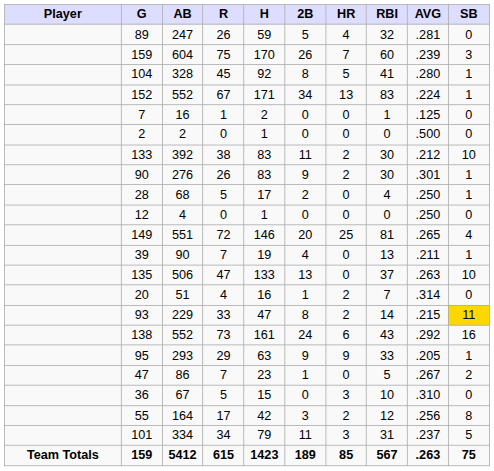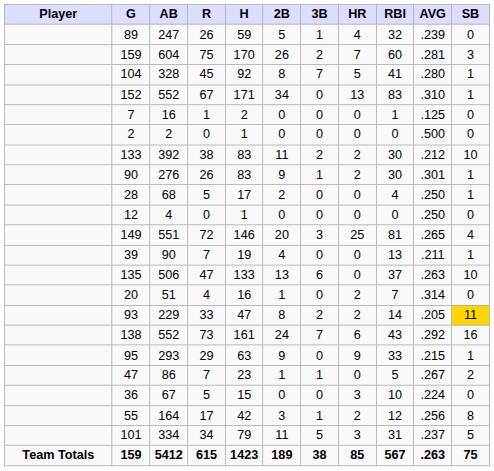+ column: (320, 14)
(428, 34) .281 -> (433, 34) .239
(428, 54) .239 -> (433, 54) .281
(428, 94) .224 -> (433, 94) .310
(428, 315) .215 -> (433, 315) .205
(428, 355) .205 -> (433, 355) .215
(428, 395) .310 -> (433, 395) .224
